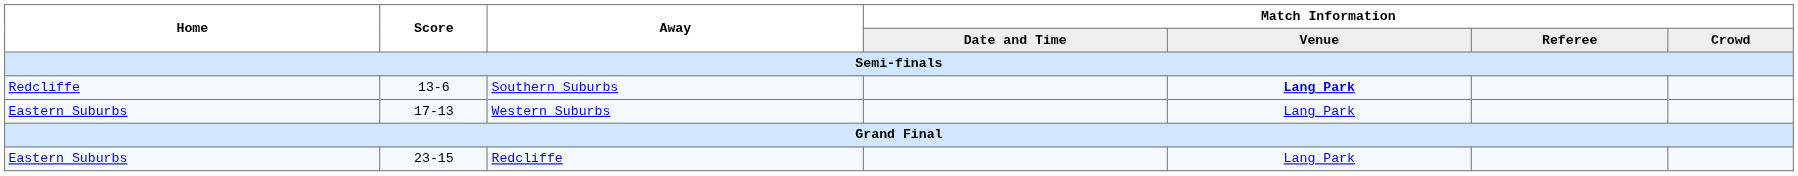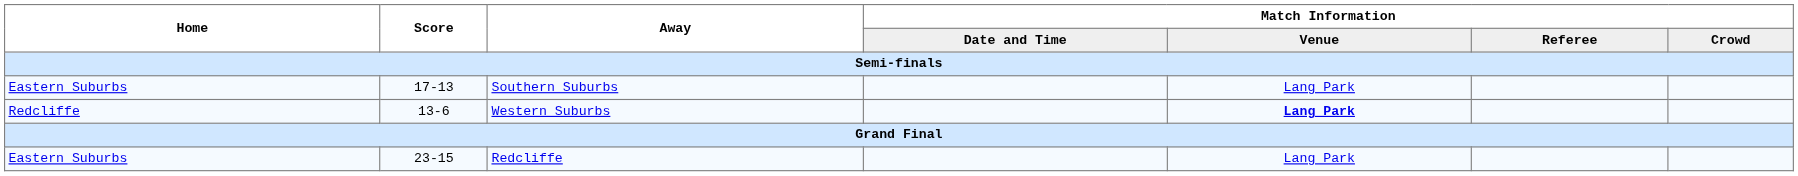(44, 88) Redcliffe -> (68, 88) Eastern Suburbs
(434, 88) 13-6 -> (434, 88) 17-13
(1319, 88) bold -> (1319, 88) normal
(68, 111) Eastern Suburbs -> (44, 111) Redcliffe
(434, 111) 17-13 -> (434, 111) 13-6
(1319, 111) normal -> (1319, 111) bold
